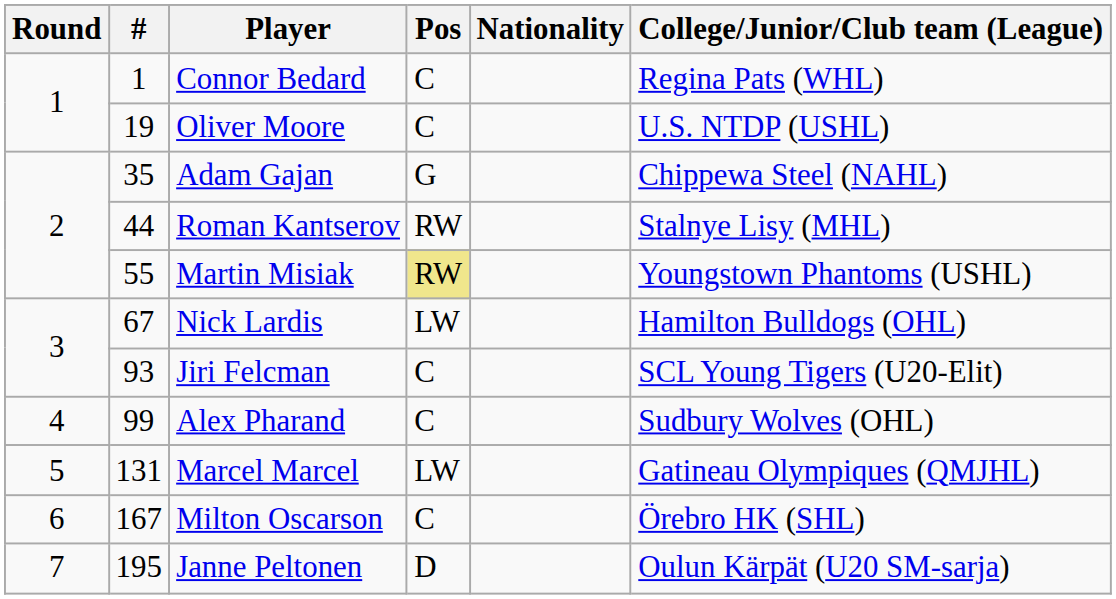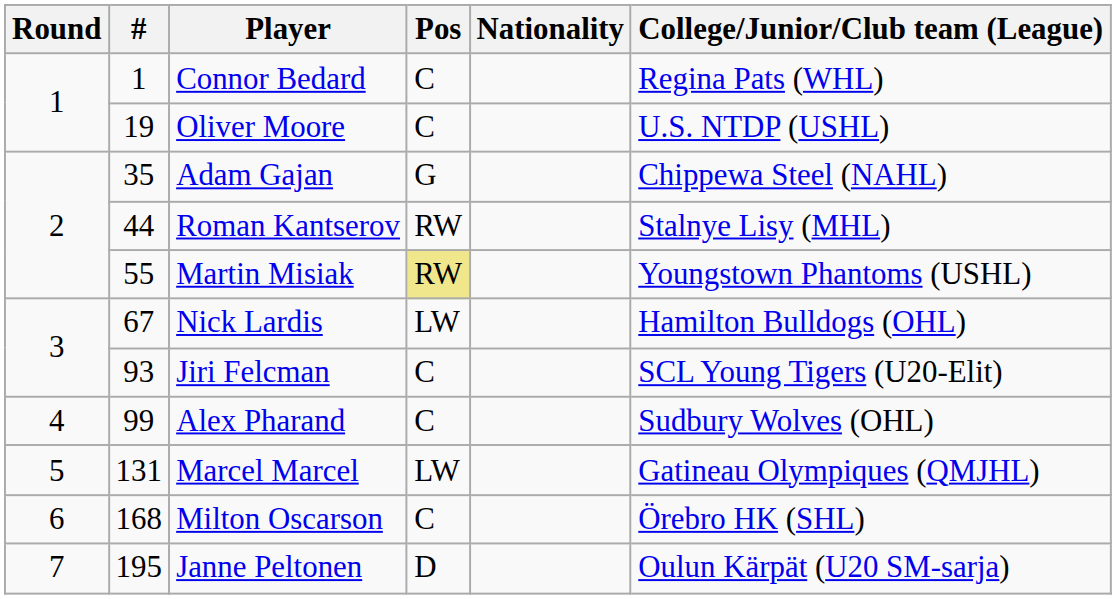(139, 518) 167 -> (139, 518) 168
